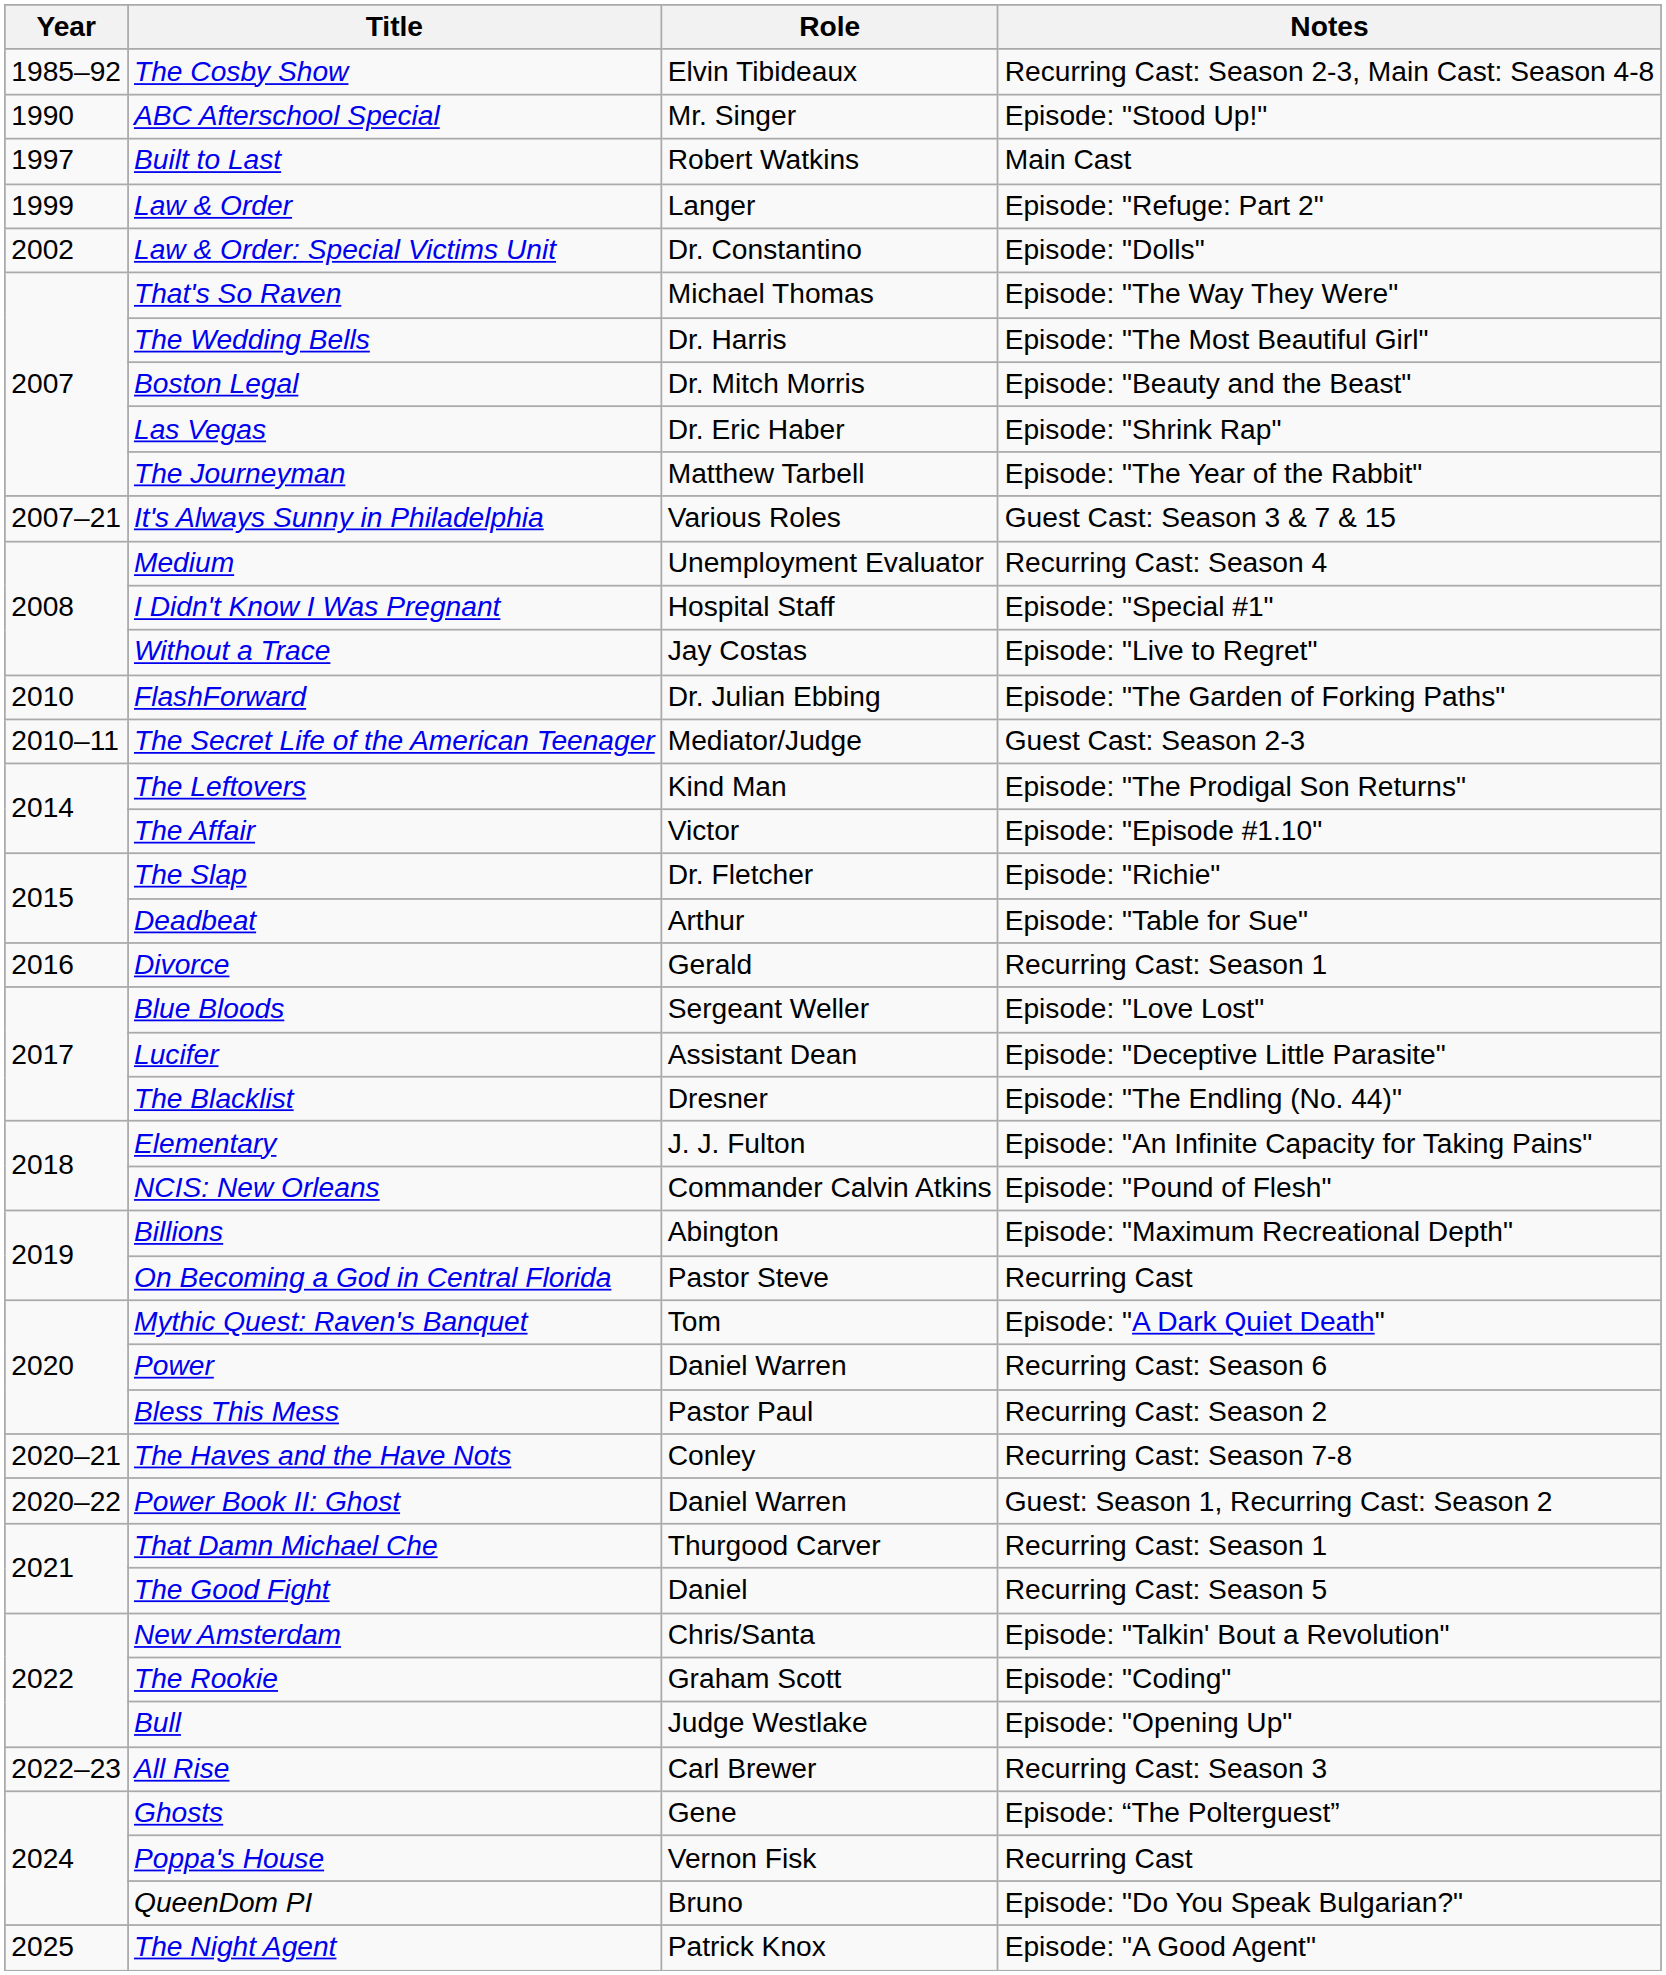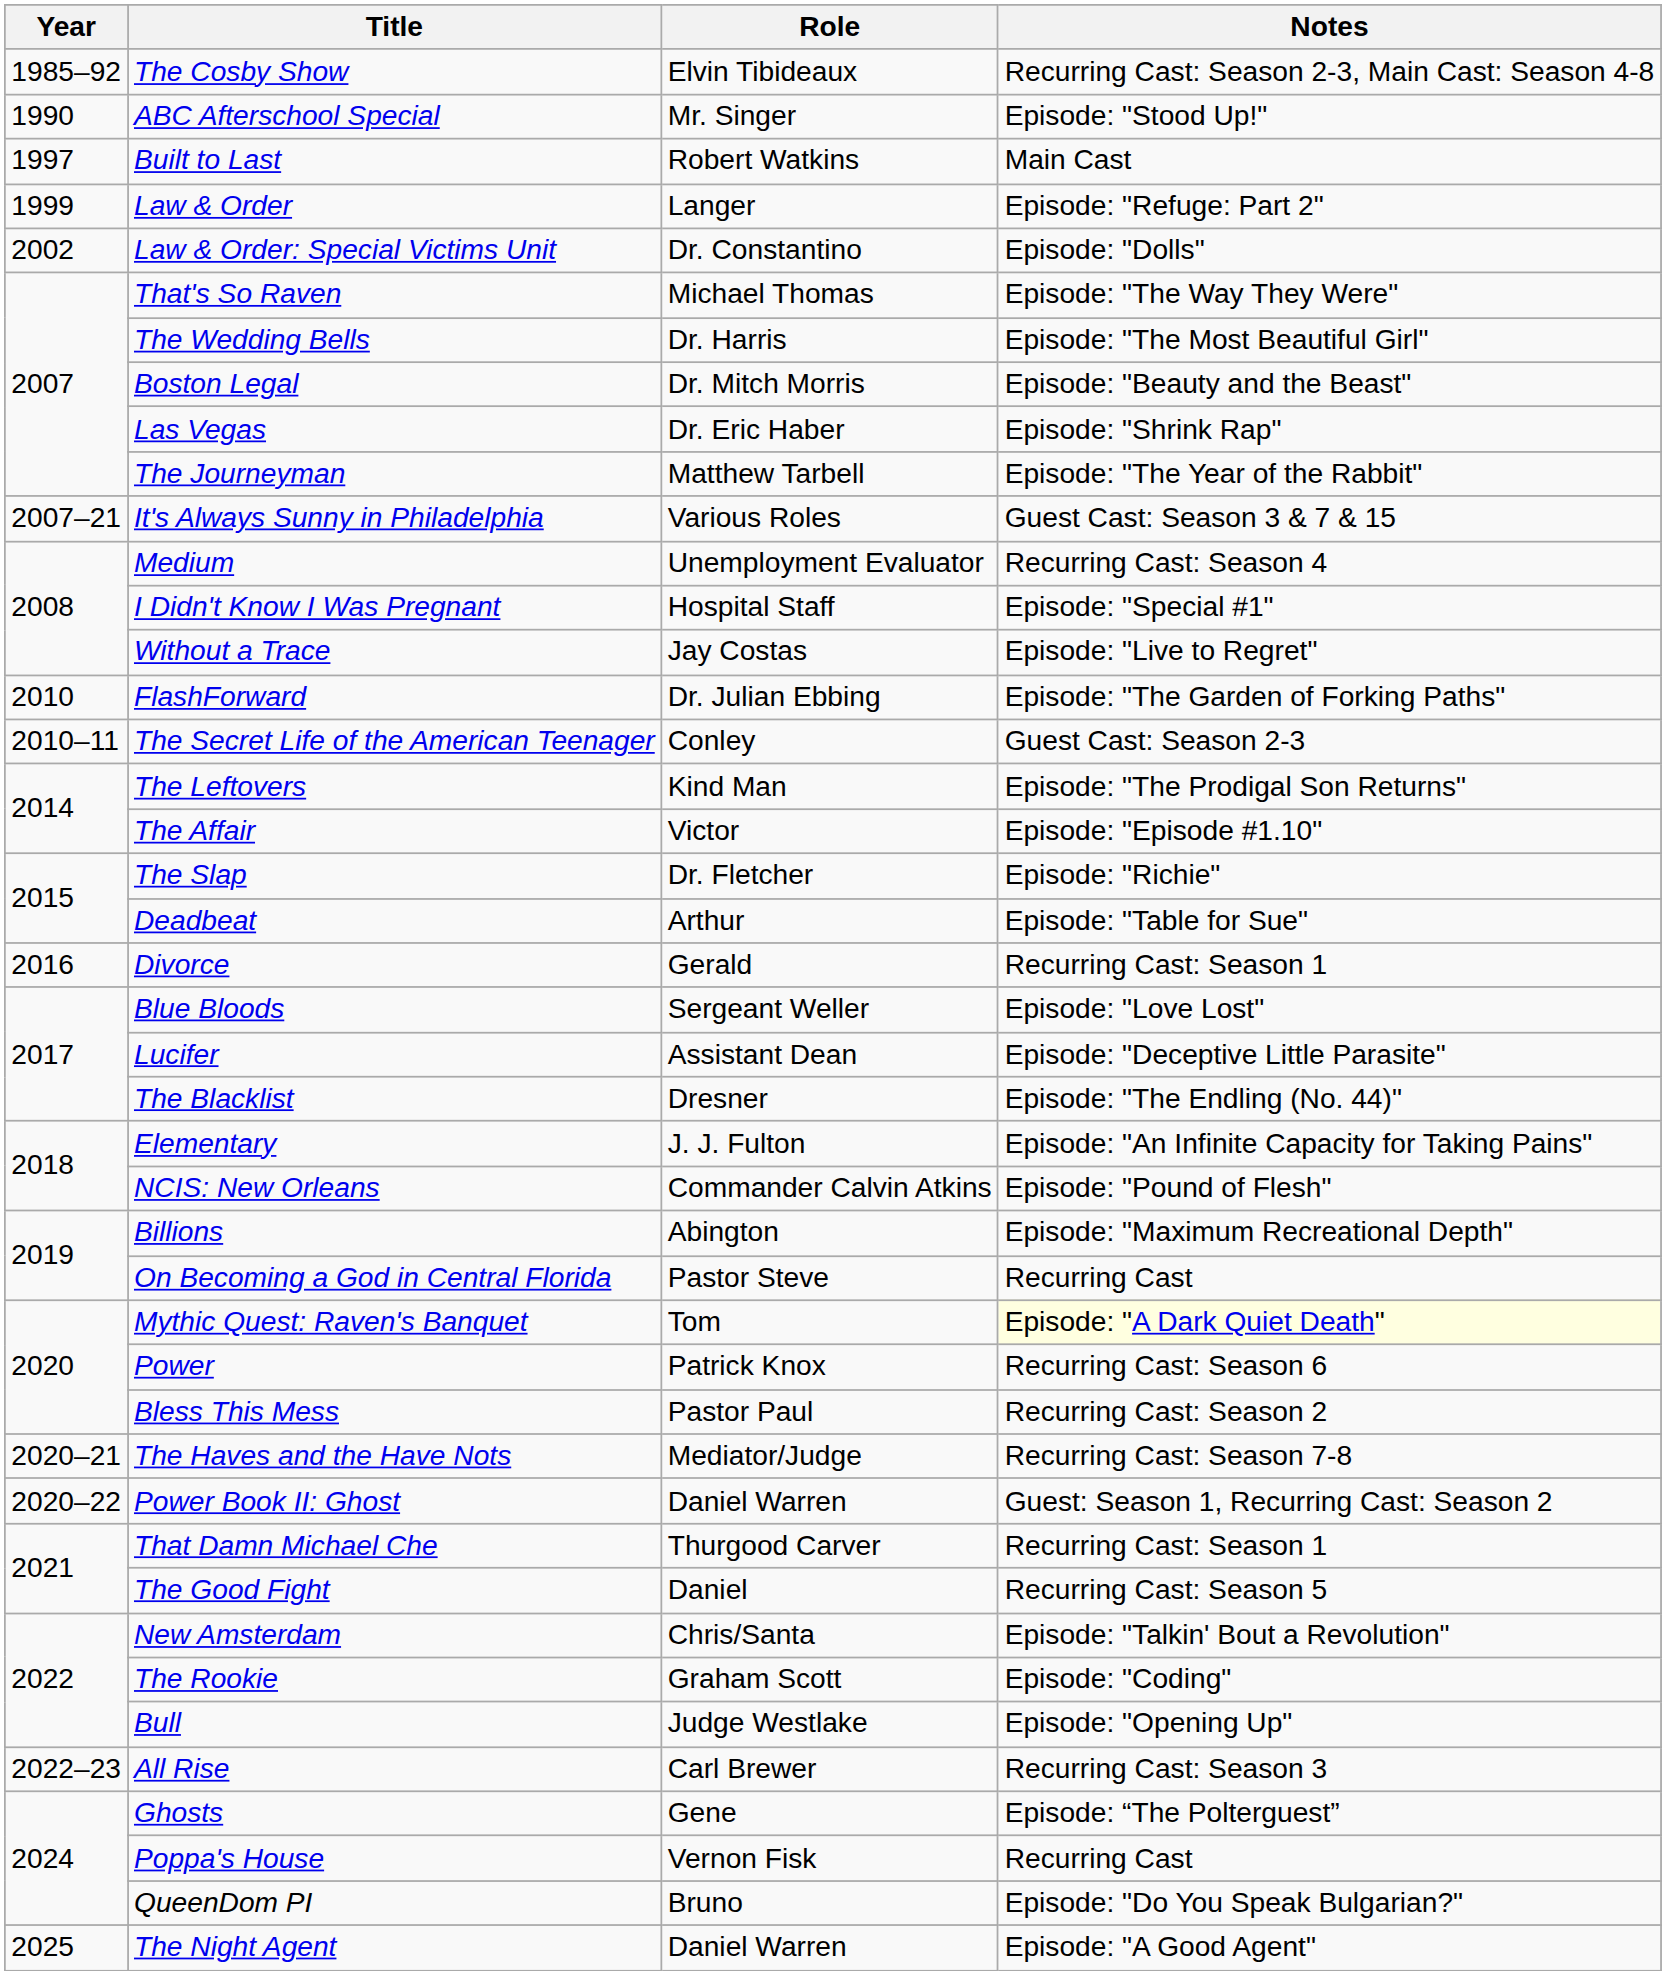(765, 741) Mediator/Judge -> (712, 741) Conley
(1195, 1321) no background -> (1195, 1321) lightyellow background
(757, 1366) Daniel Warren -> (747, 1366) Patrick Knox
(712, 1455) Conley -> (765, 1455) Mediator/Judge
(747, 1947) Patrick Knox -> (757, 1947) Daniel Warren
